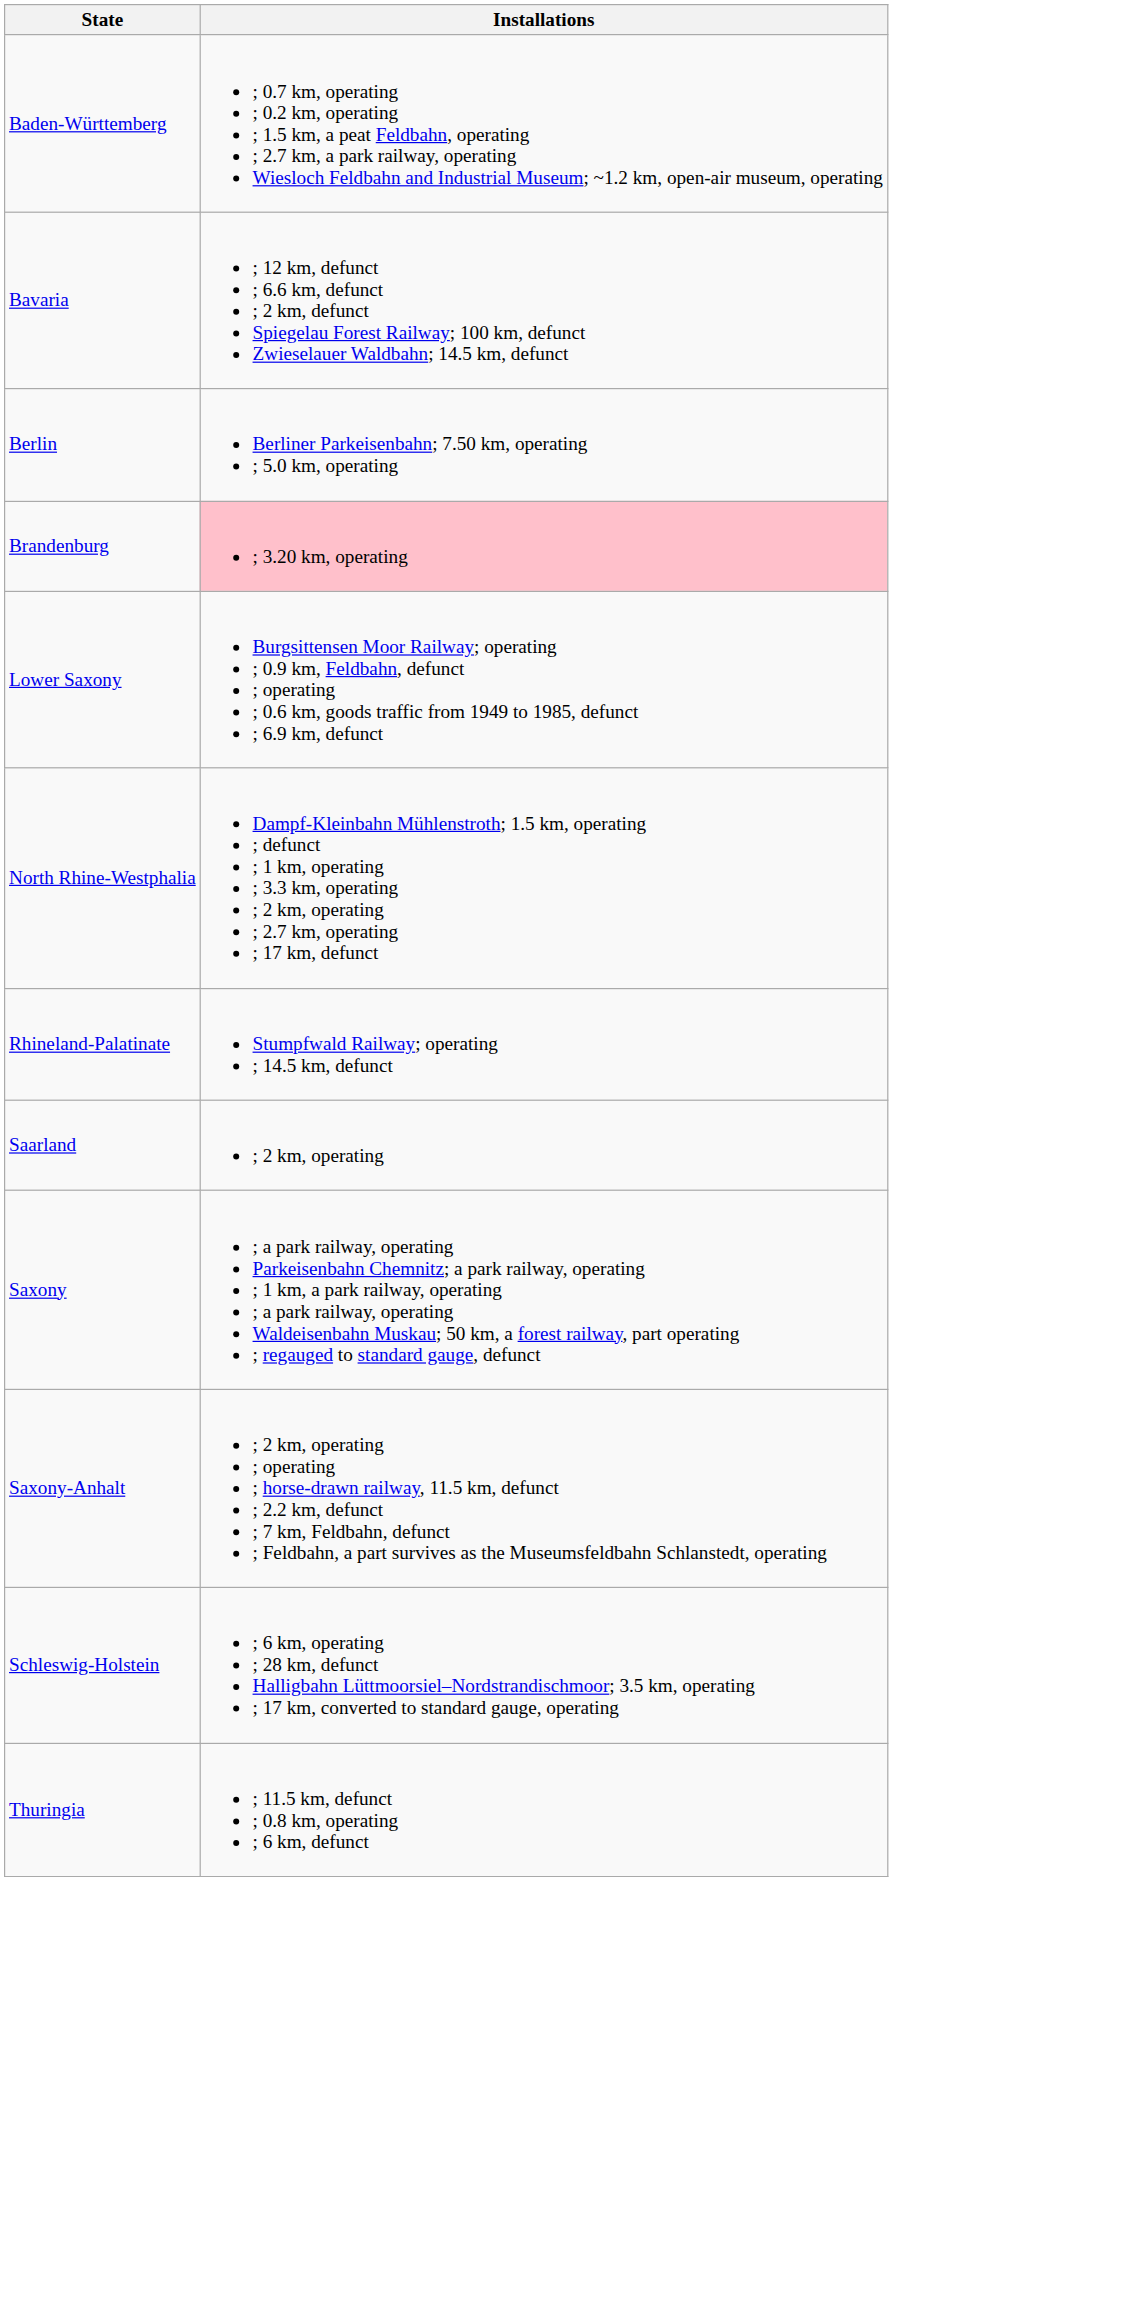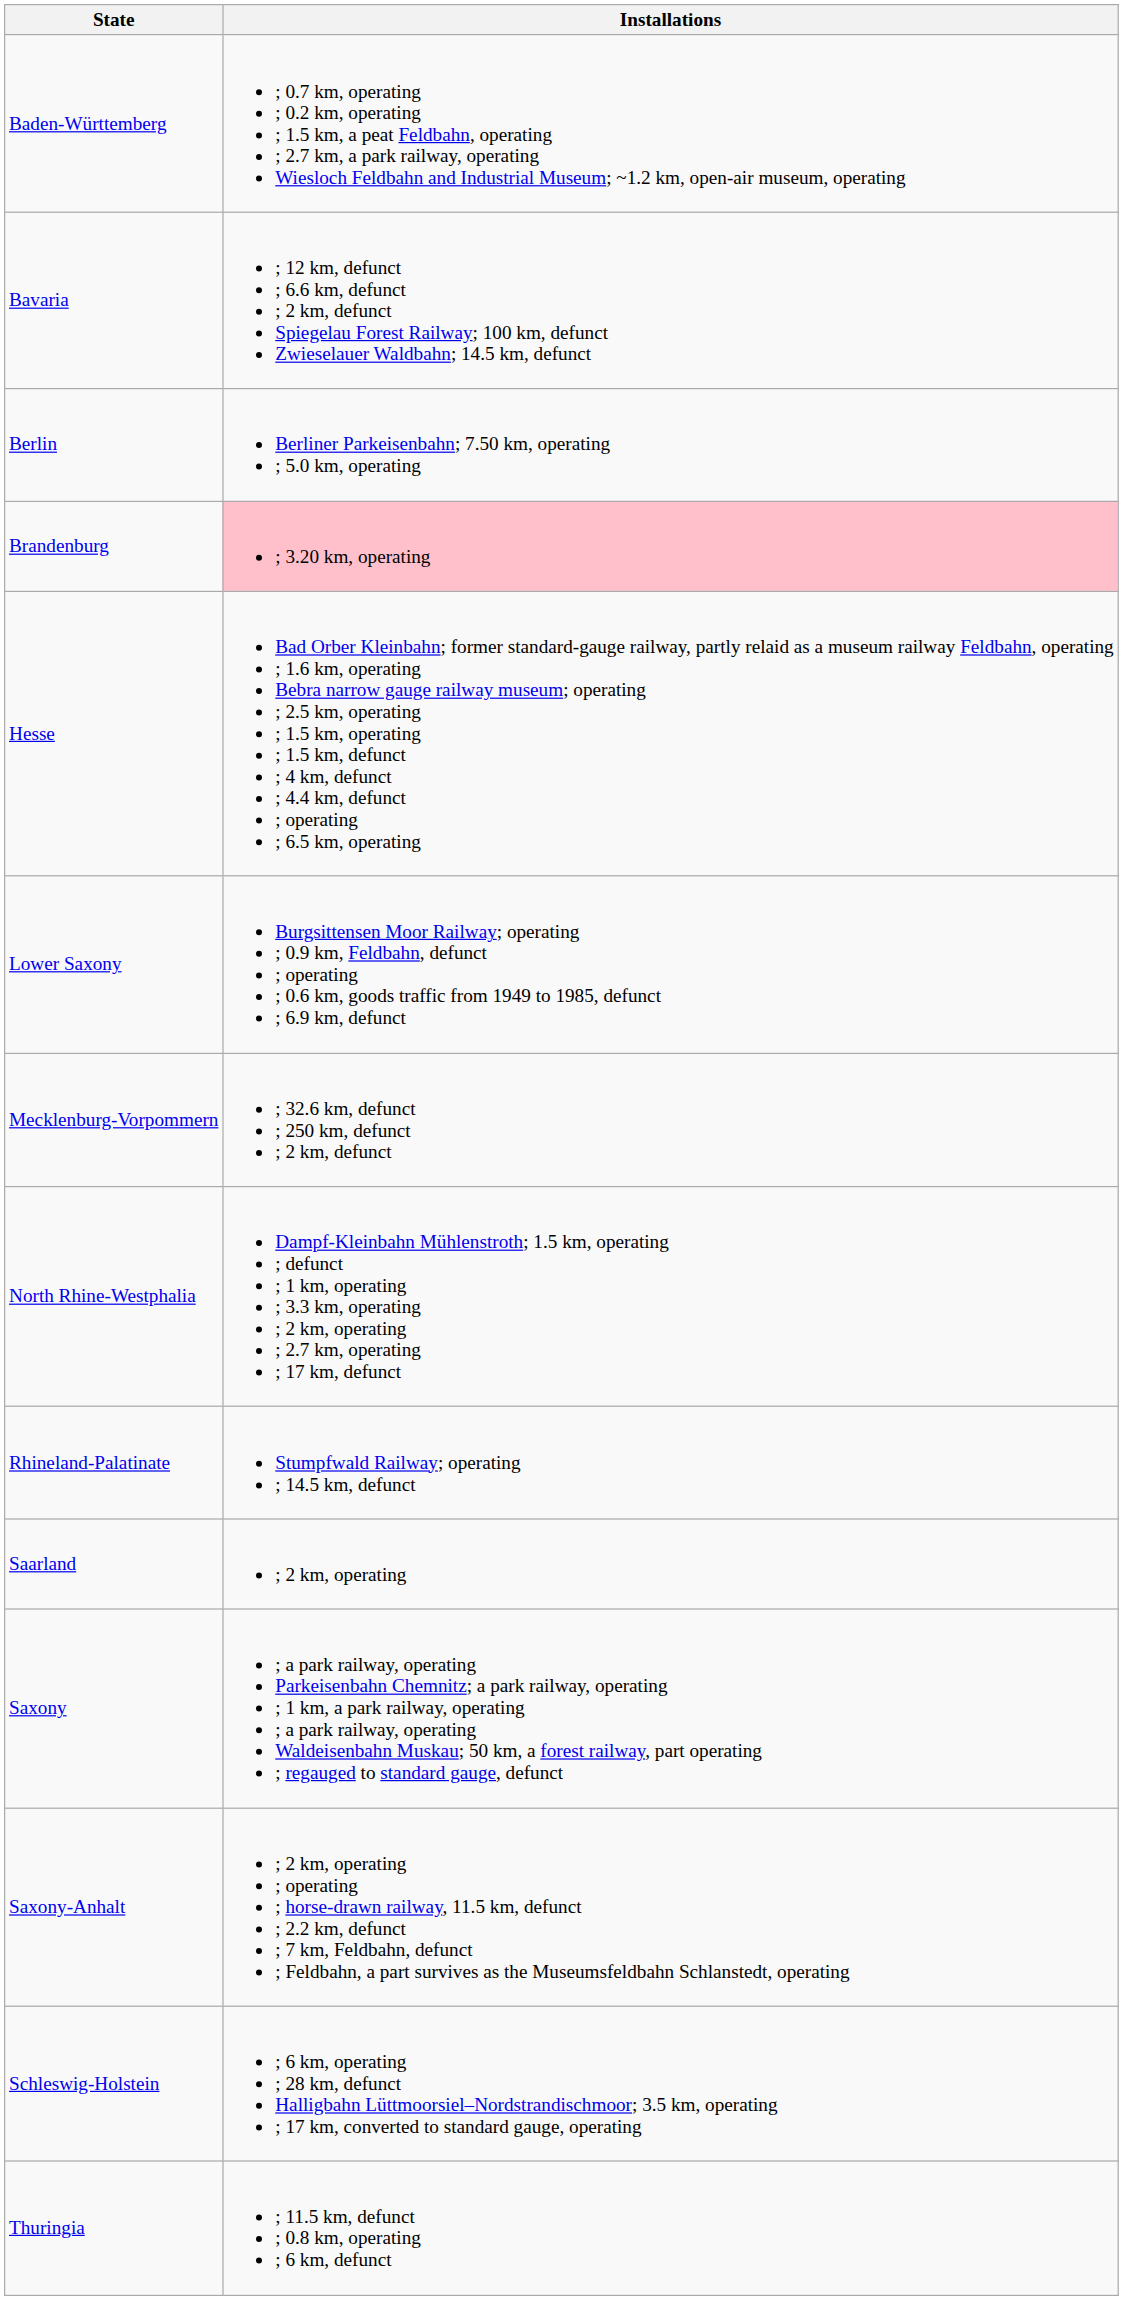+ row: (32, 733)
+ row: (114, 1119)
